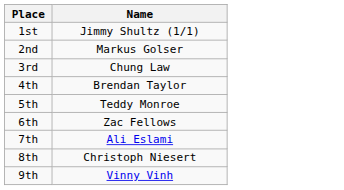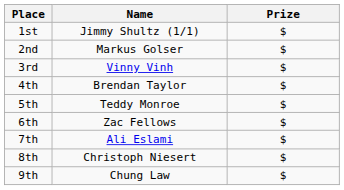+ column: (283, 13)
(140, 67) Chung Law -> (140, 67) Vinny Vinh
(140, 176) Vinny Vinh -> (140, 176) Chung Law
